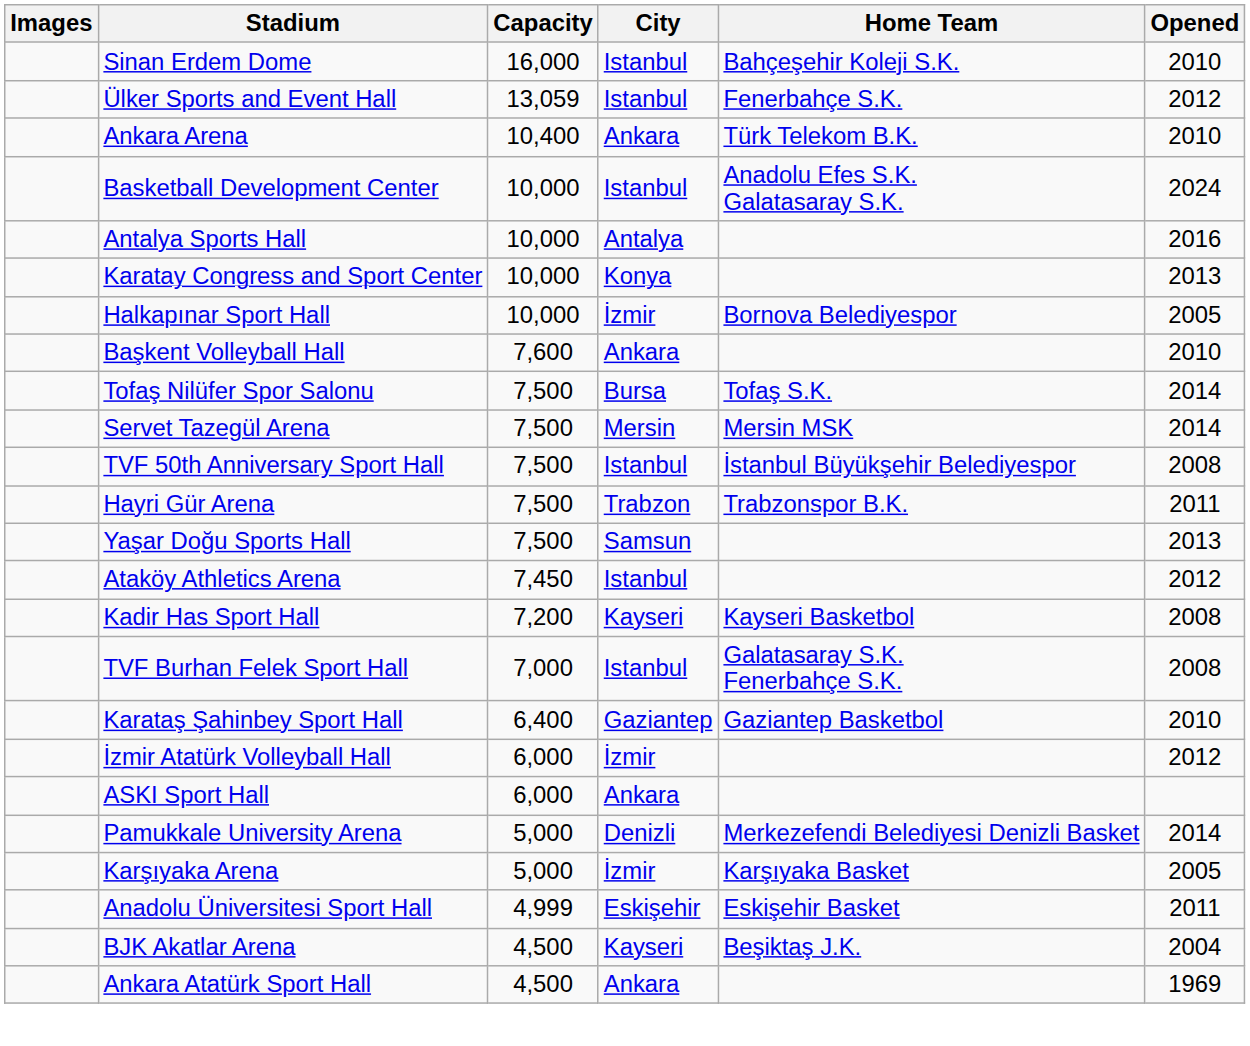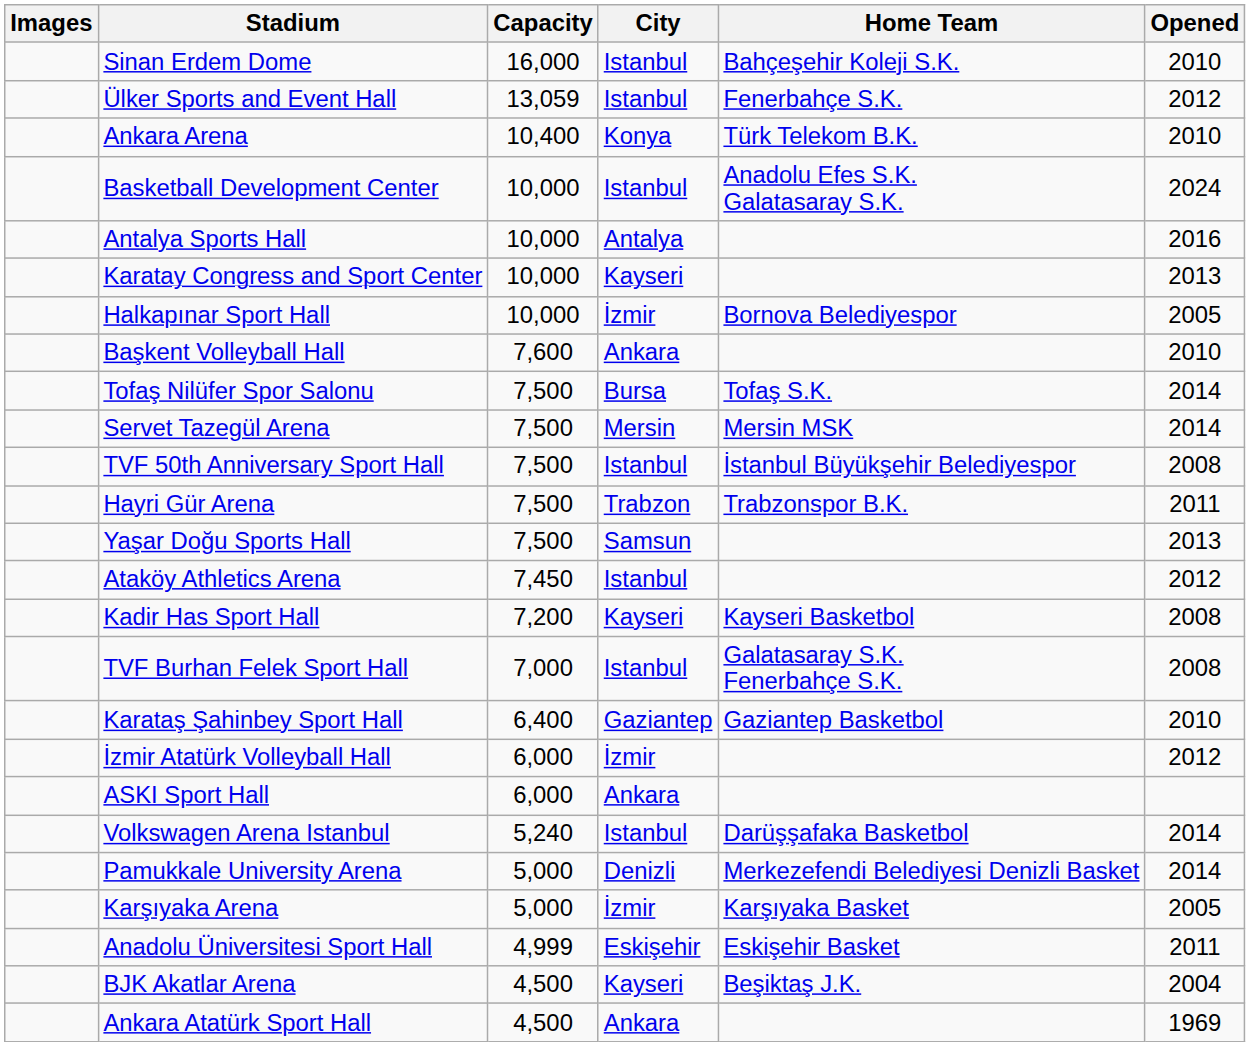(642, 136) Ankara -> (638, 136) Konya
(638, 277) Konya -> (644, 277) Kayseri
+ row: (247, 833)
